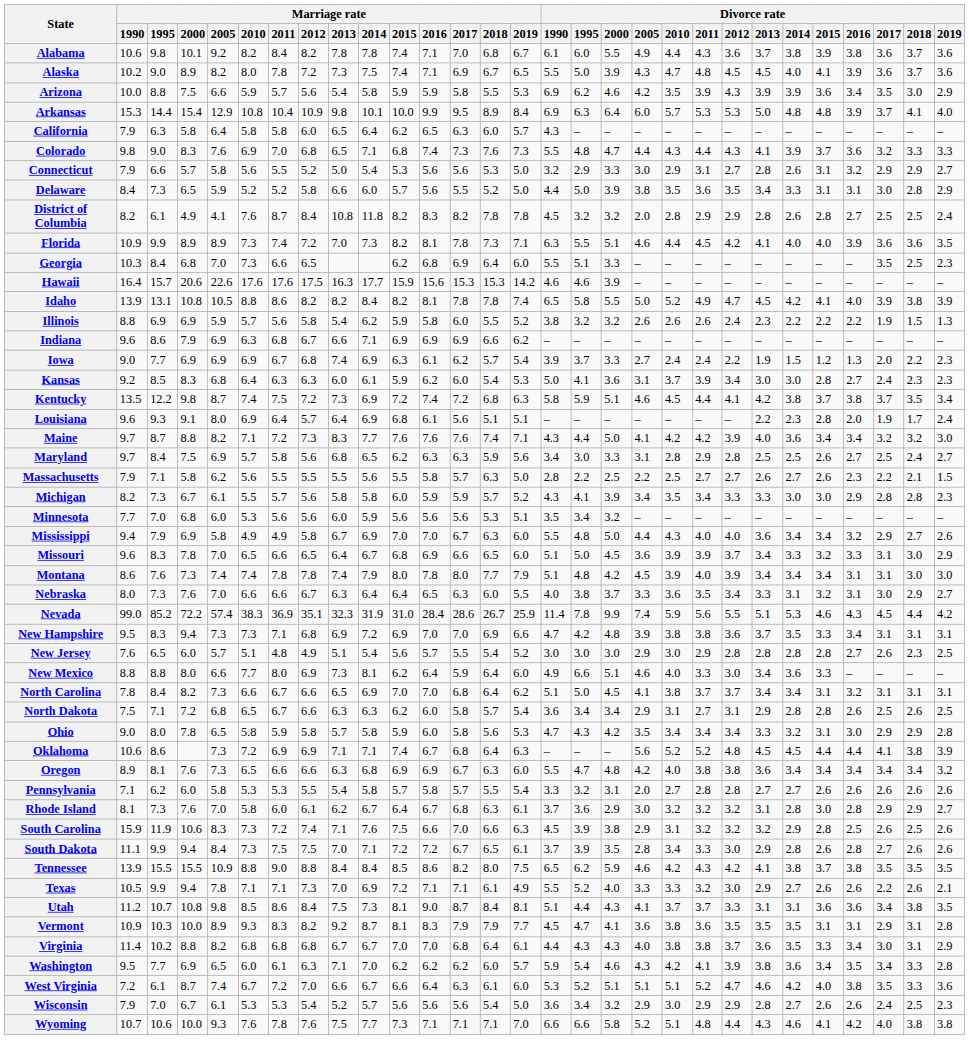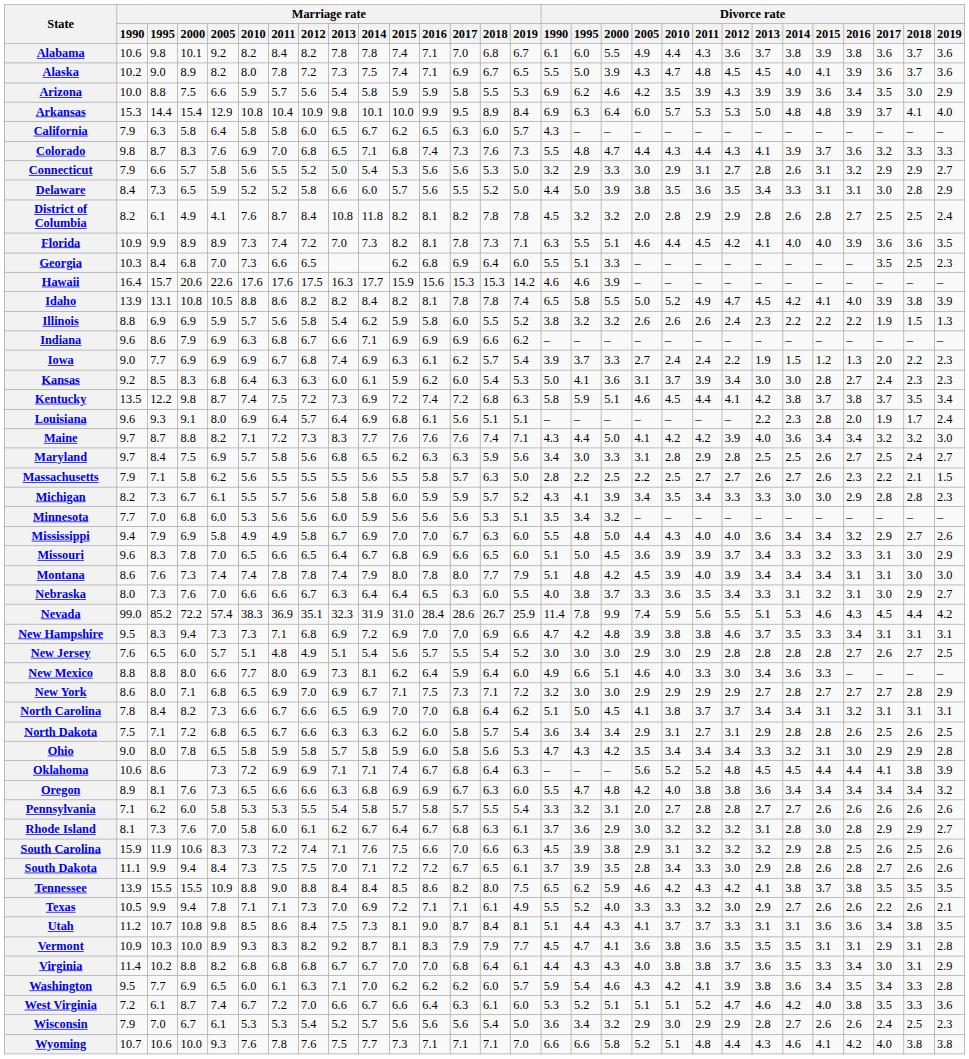(369, 131) 6.4 -> (369, 131) 6.7
(158, 151) 9.0 -> (158, 151) 8.7
(430, 216) 8.3 -> (430, 216) 8.1
(733, 633) 3.6 -> (733, 633) 4.6
(914, 653) 2.3 -> (914, 653) 2.7
+ row: (61, 692)
